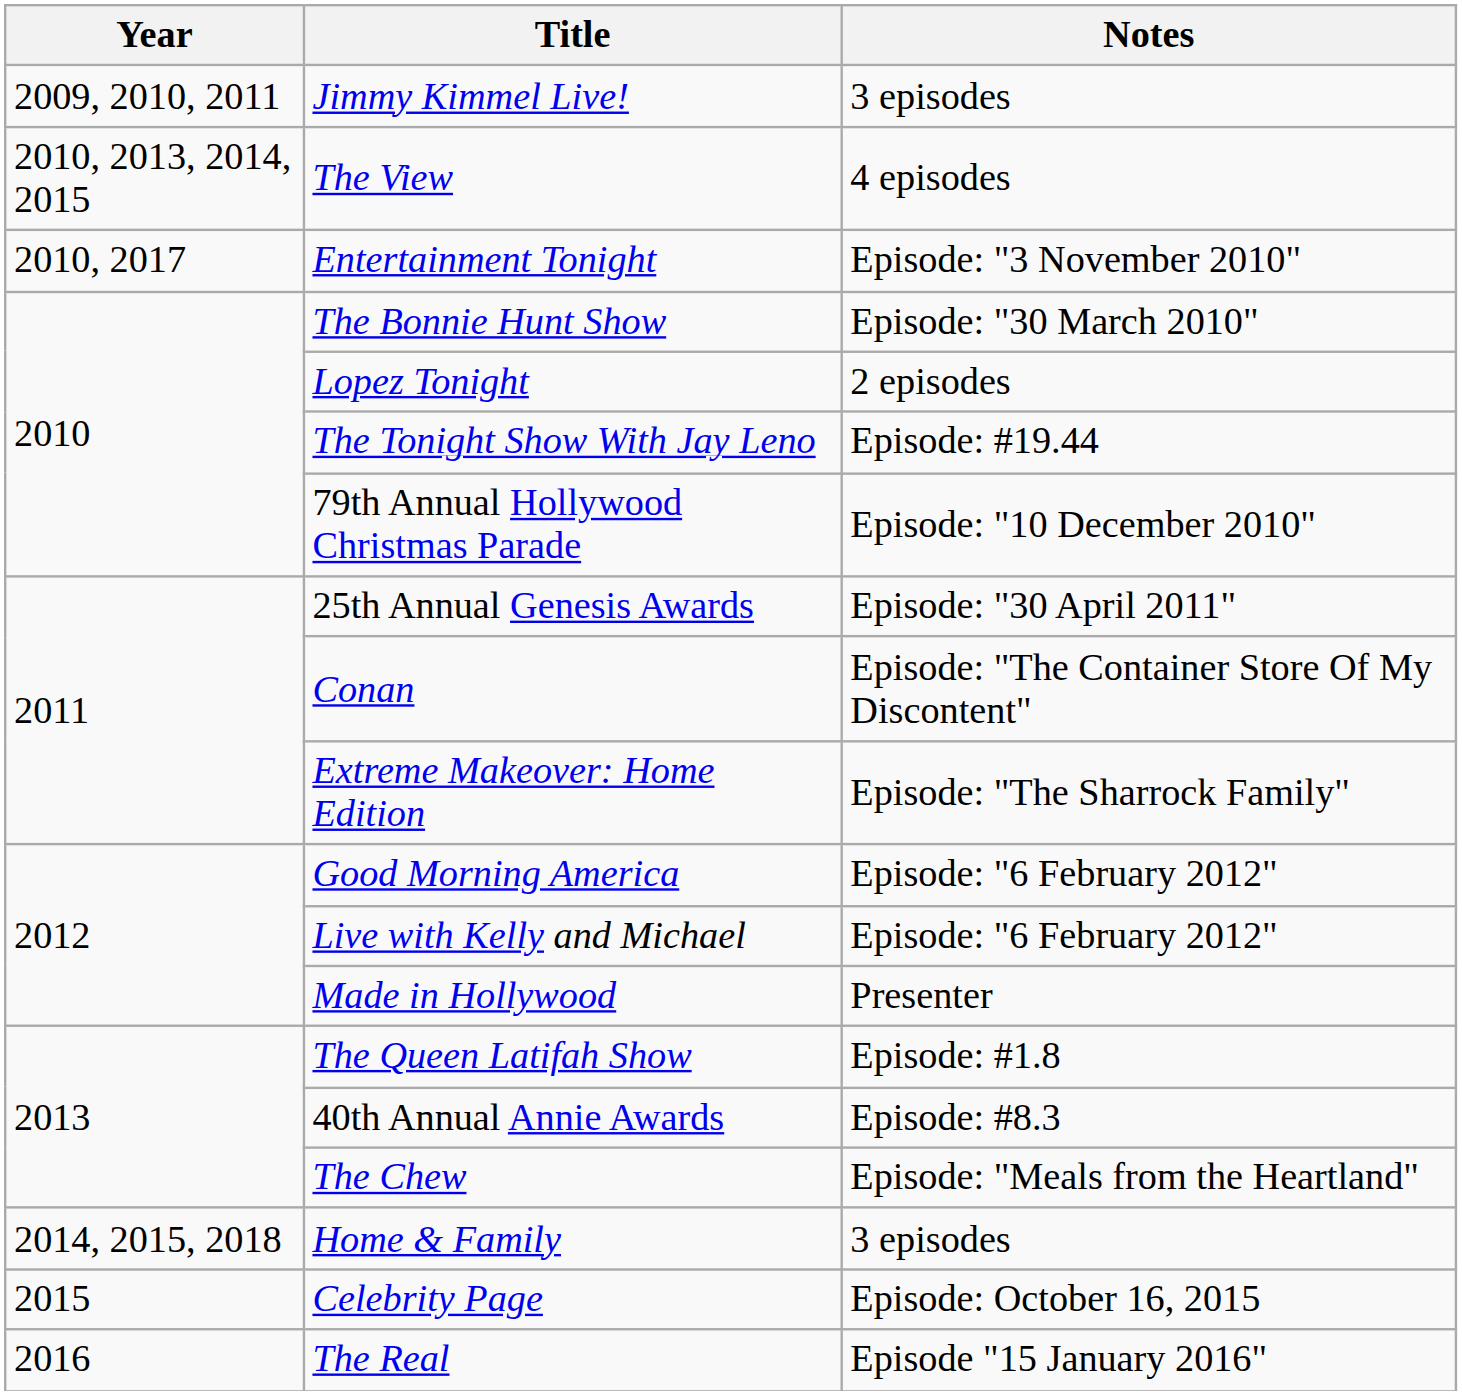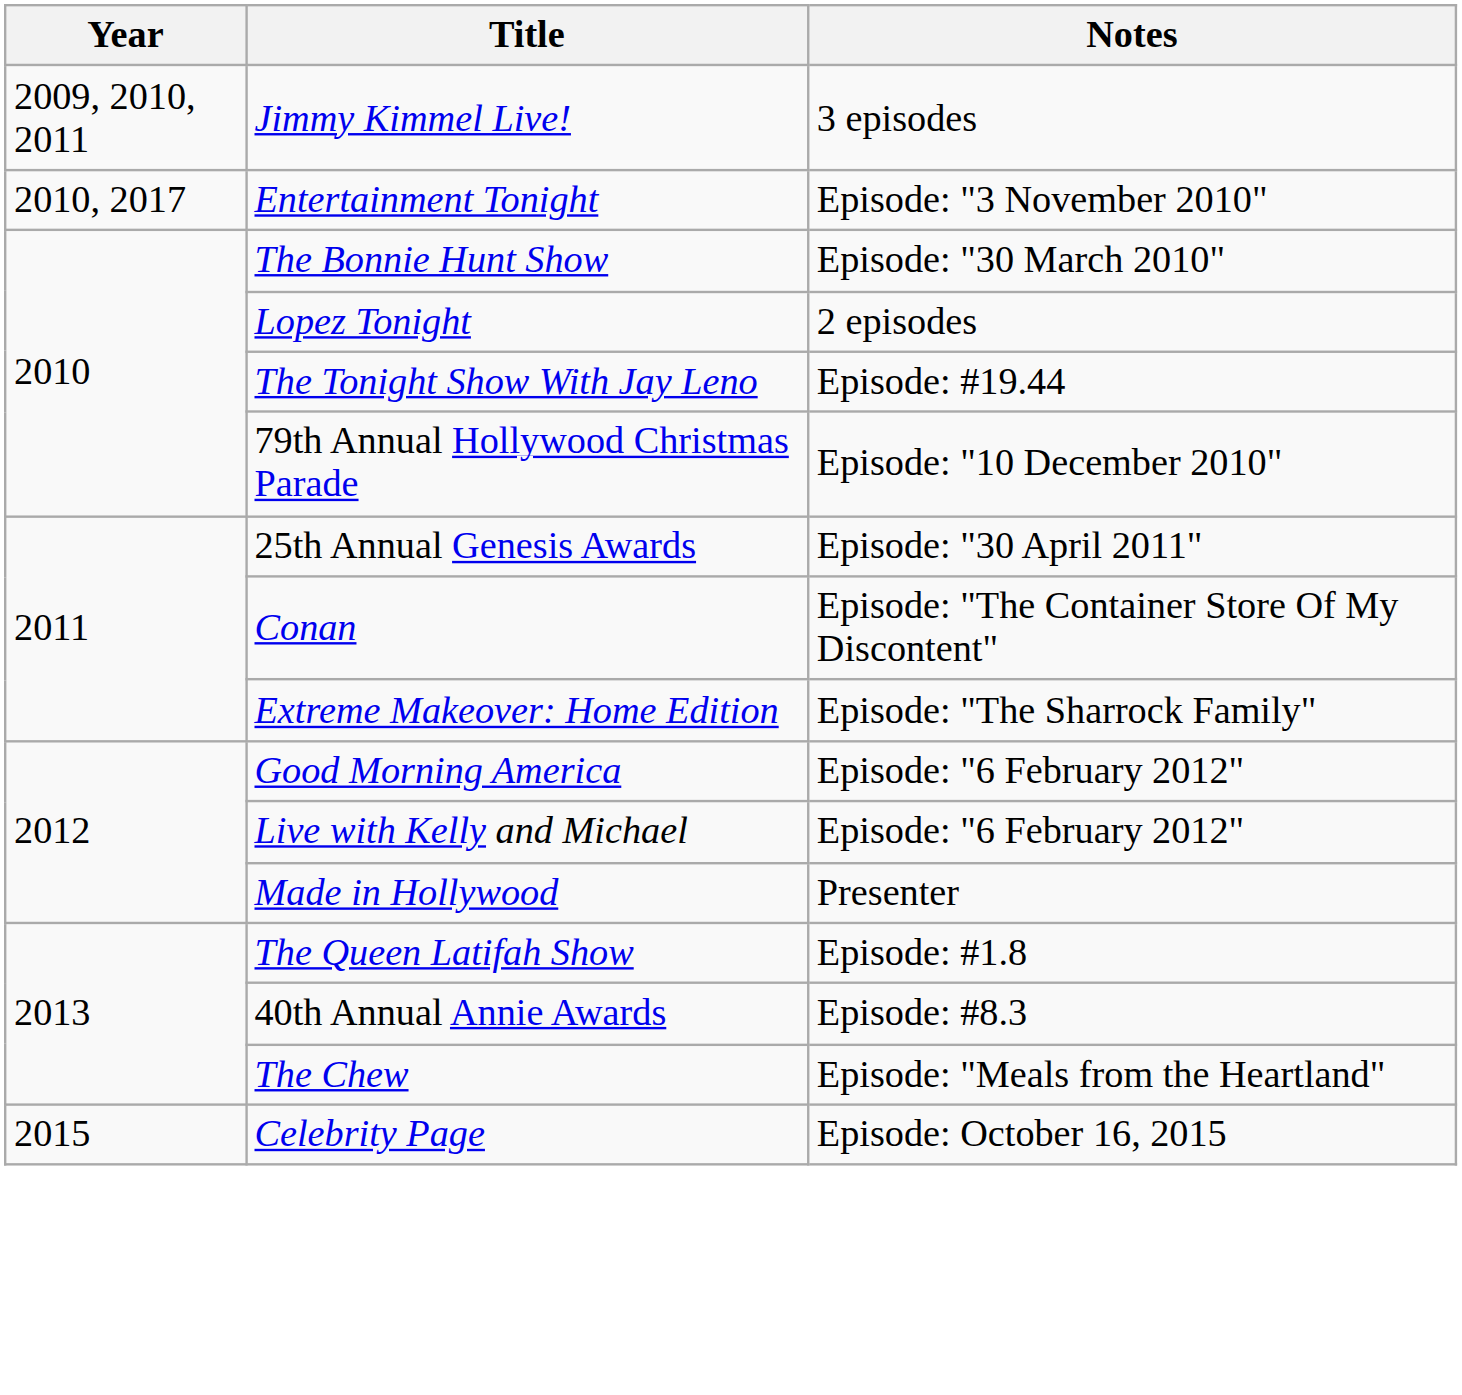- row: (383, 177)
- row: (437, 1237)
- row: (381, 1359)
